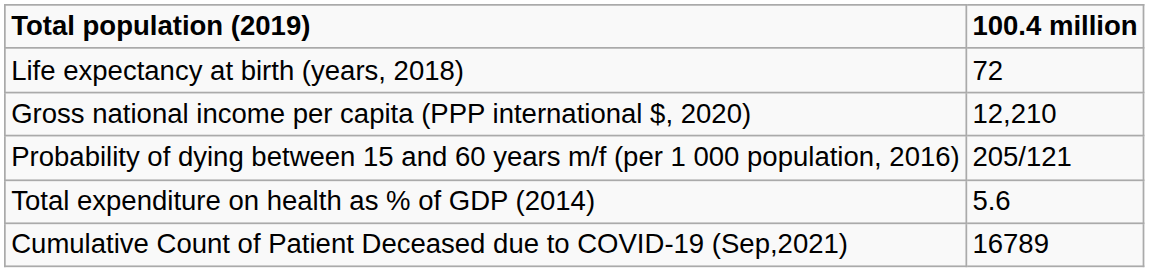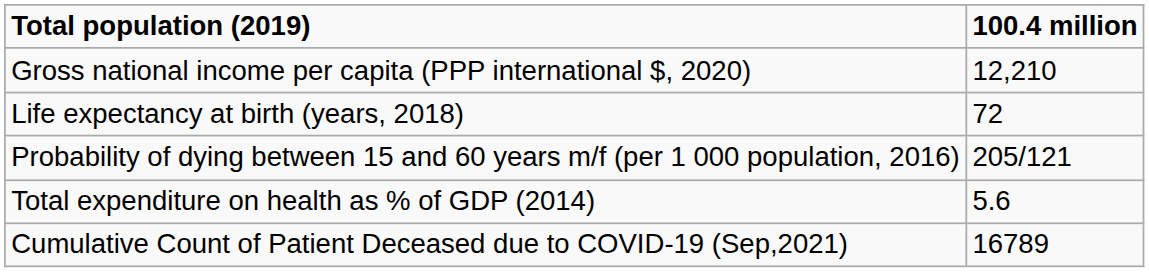rows swapped: (381, 113) <-> (238, 69)
